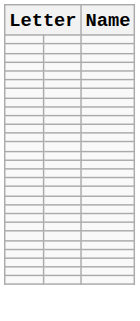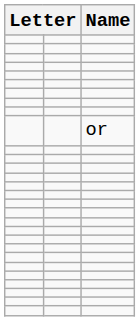+ row: (24, 131)
